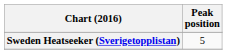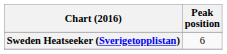(202, 40) 5 -> (202, 40) 6
